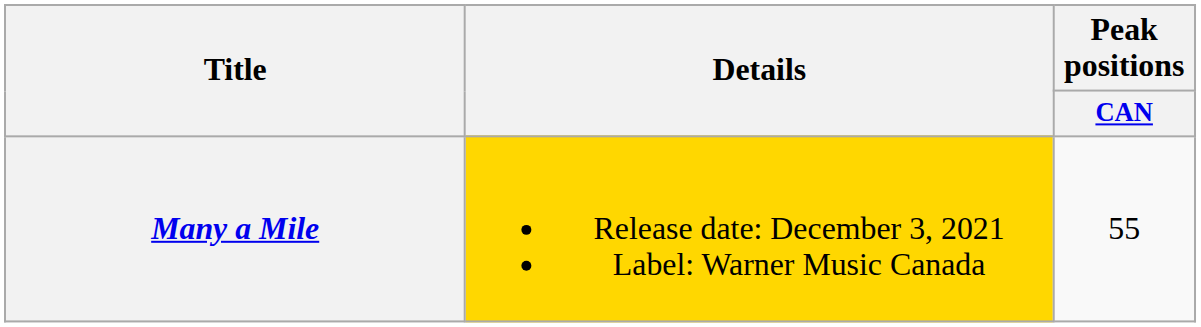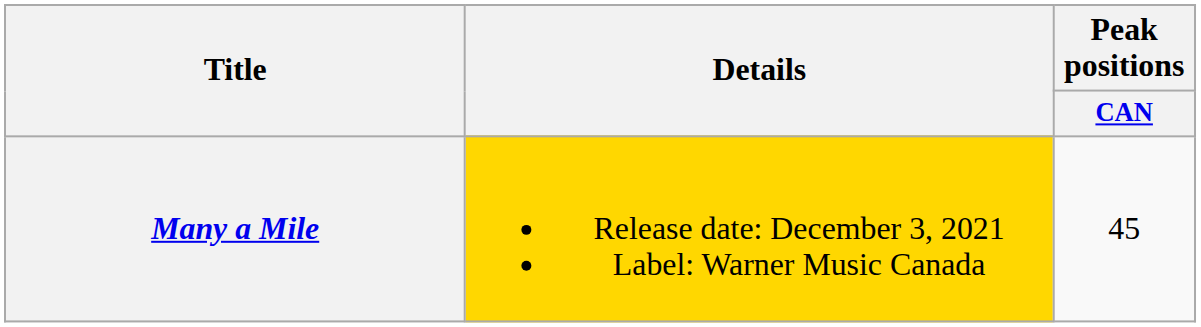(1124, 228) 55 -> (1124, 228) 45
